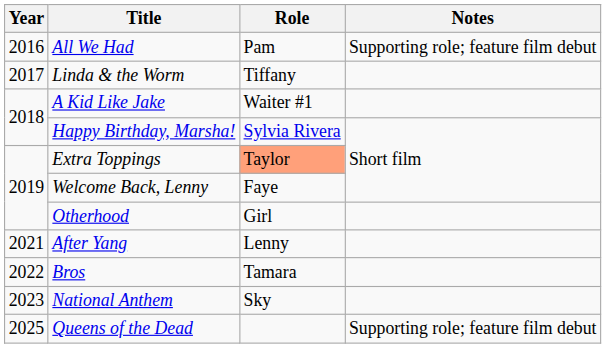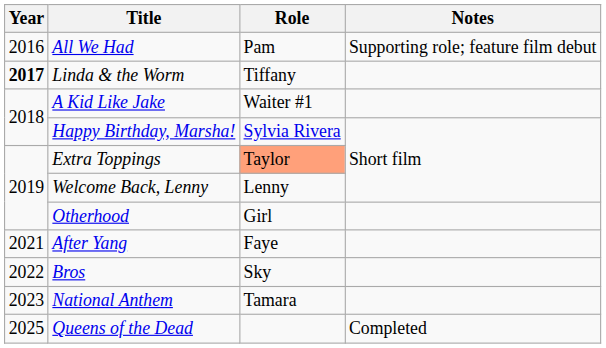(26, 74) normal -> (26, 74) bold
(261, 187) Faye -> (266, 187) Lenny
(266, 243) Lenny -> (261, 243) Faye
(270, 272) Tamara -> (257, 272) Sky
(257, 300) Sky -> (270, 300) Tamara
(473, 328) Supporting role; feature film debut -> (388, 328) Completed
